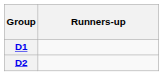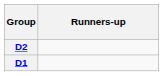rows swapped: (21, 47) <-> (21, 63)
